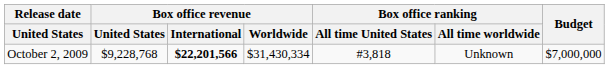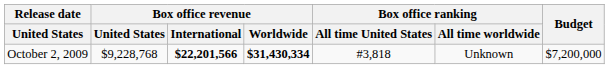(278, 53) normal -> (278, 53) bold
(574, 53) $7,000,000 -> (574, 53) $7,200,000
